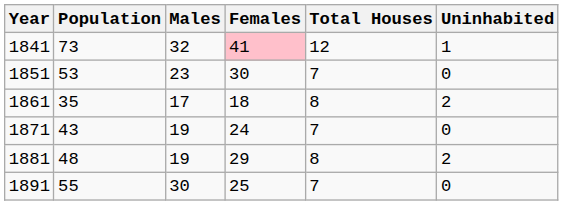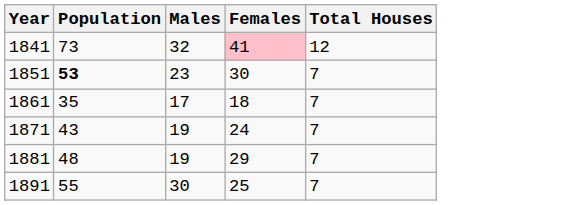- column: (498, 19)
(68, 75) normal -> (68, 75) bold
(314, 103) 8 -> (314, 103) 7
(314, 158) 8 -> (314, 158) 7
